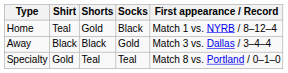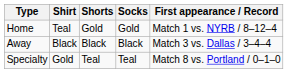(130, 28) Black -> (129, 28) Gold
(129, 44) Gold -> (130, 44) Black
